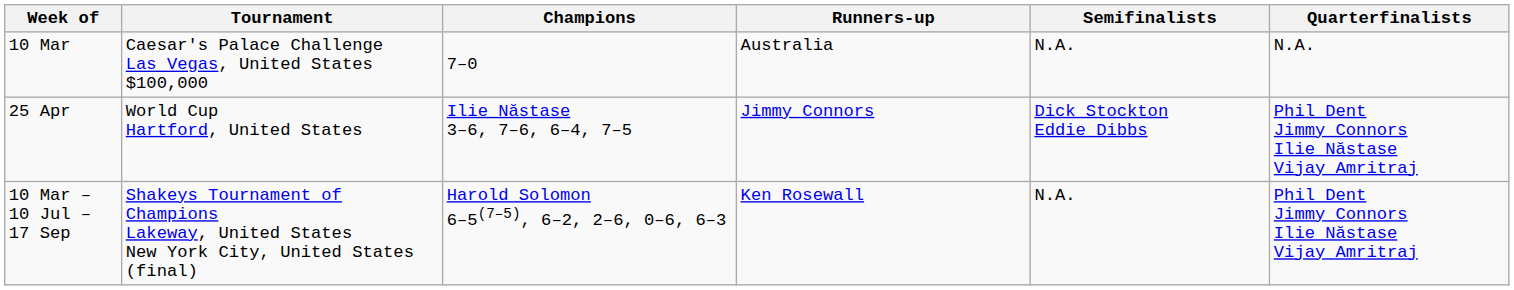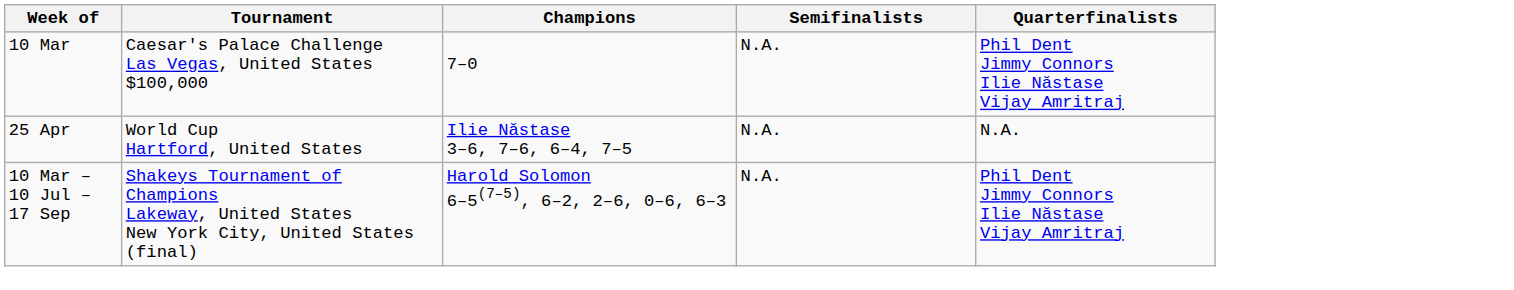- column: (883, 18)
(1294, 45) N.A. -> (1052, 74) Phil Dent Jimmy Connors Ilie Năstase Vijay Amritraj
(1101, 120) Dick Stockton Eddie Dibbs -> (761, 130) N.A.
(1346, 139) Phil Dent Jimmy Connors Ilie Năstase Vijay Amritraj -> (1001, 130) N.A.
